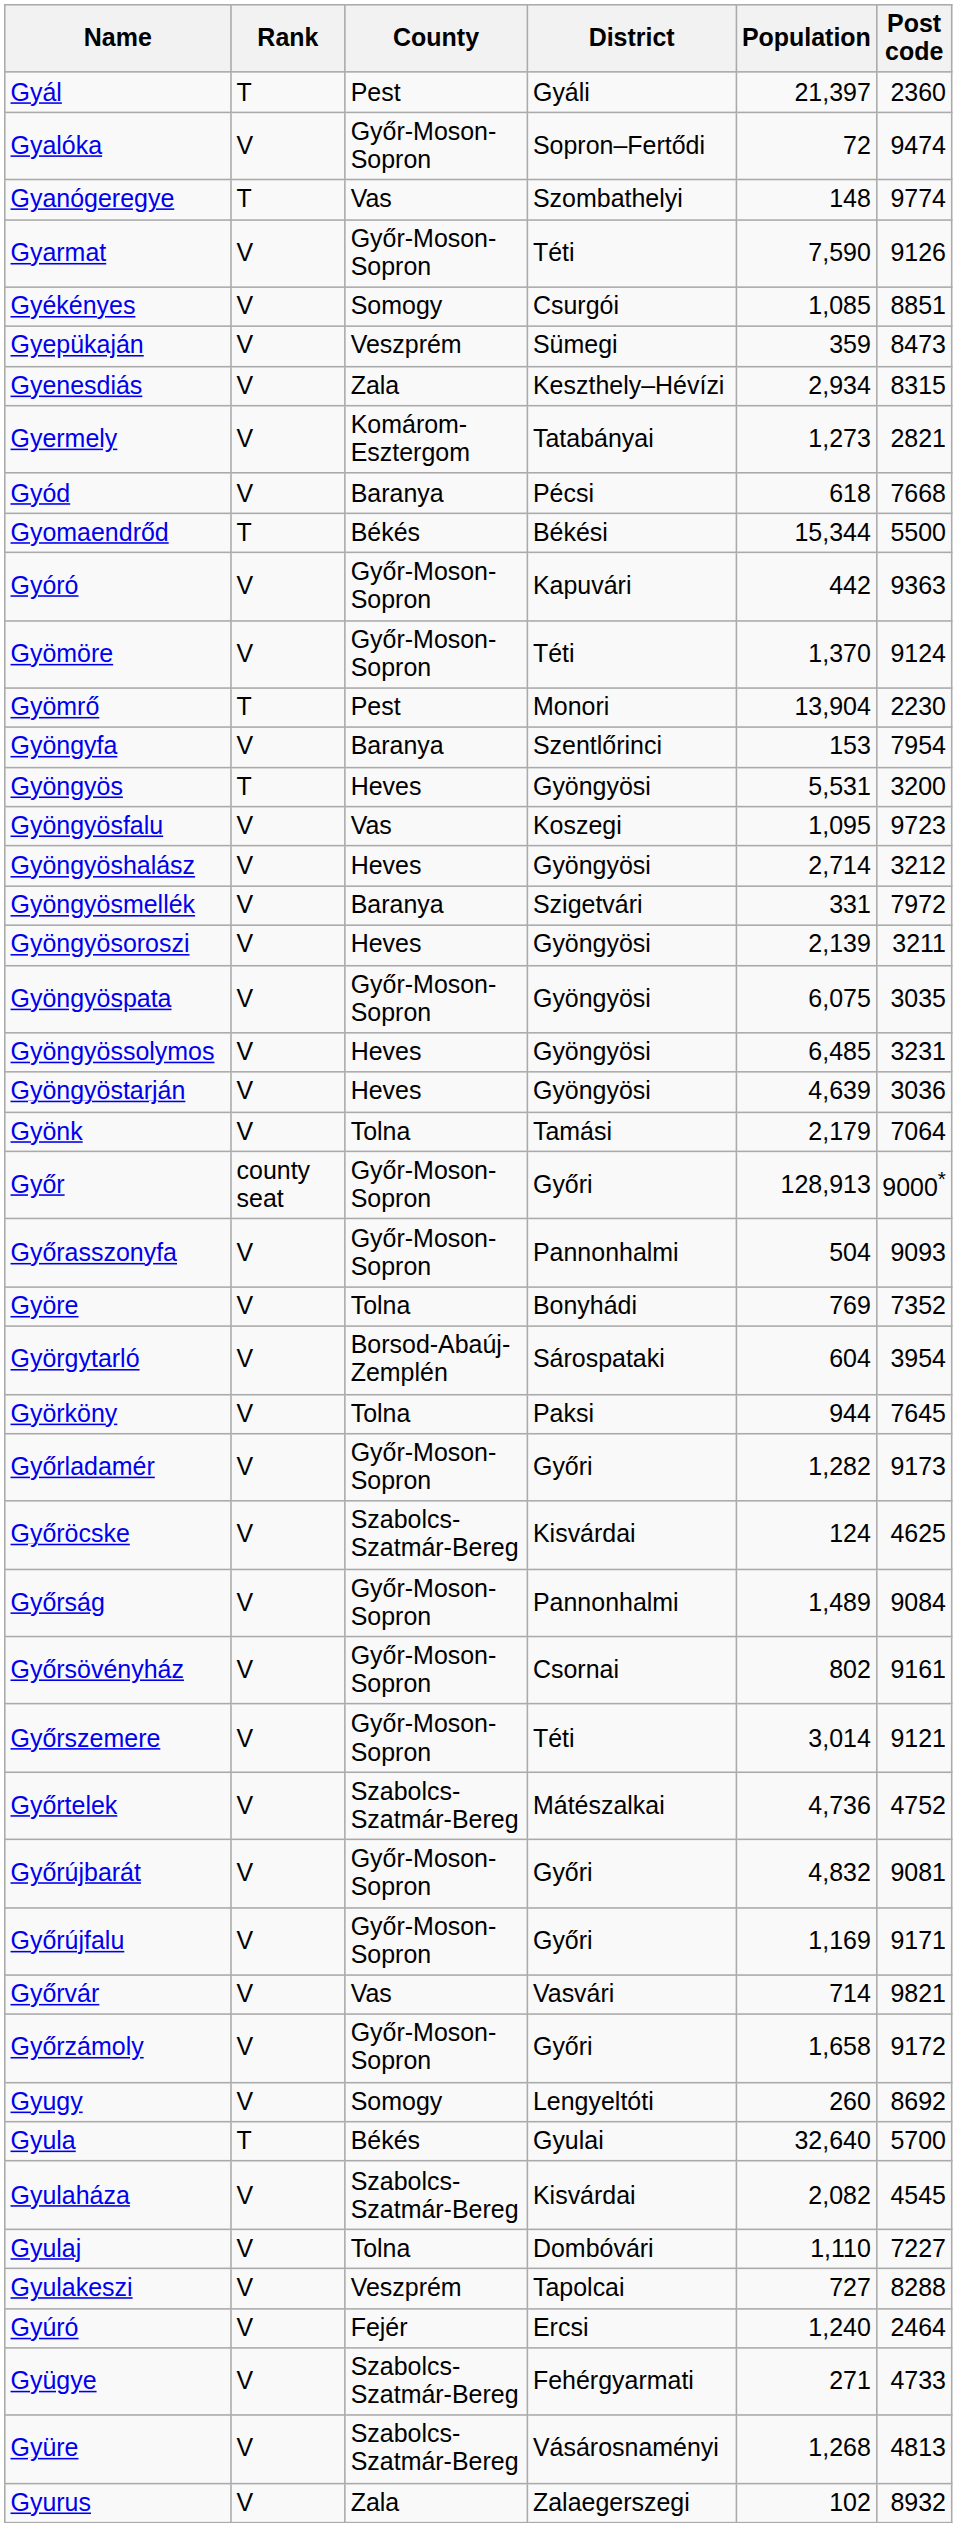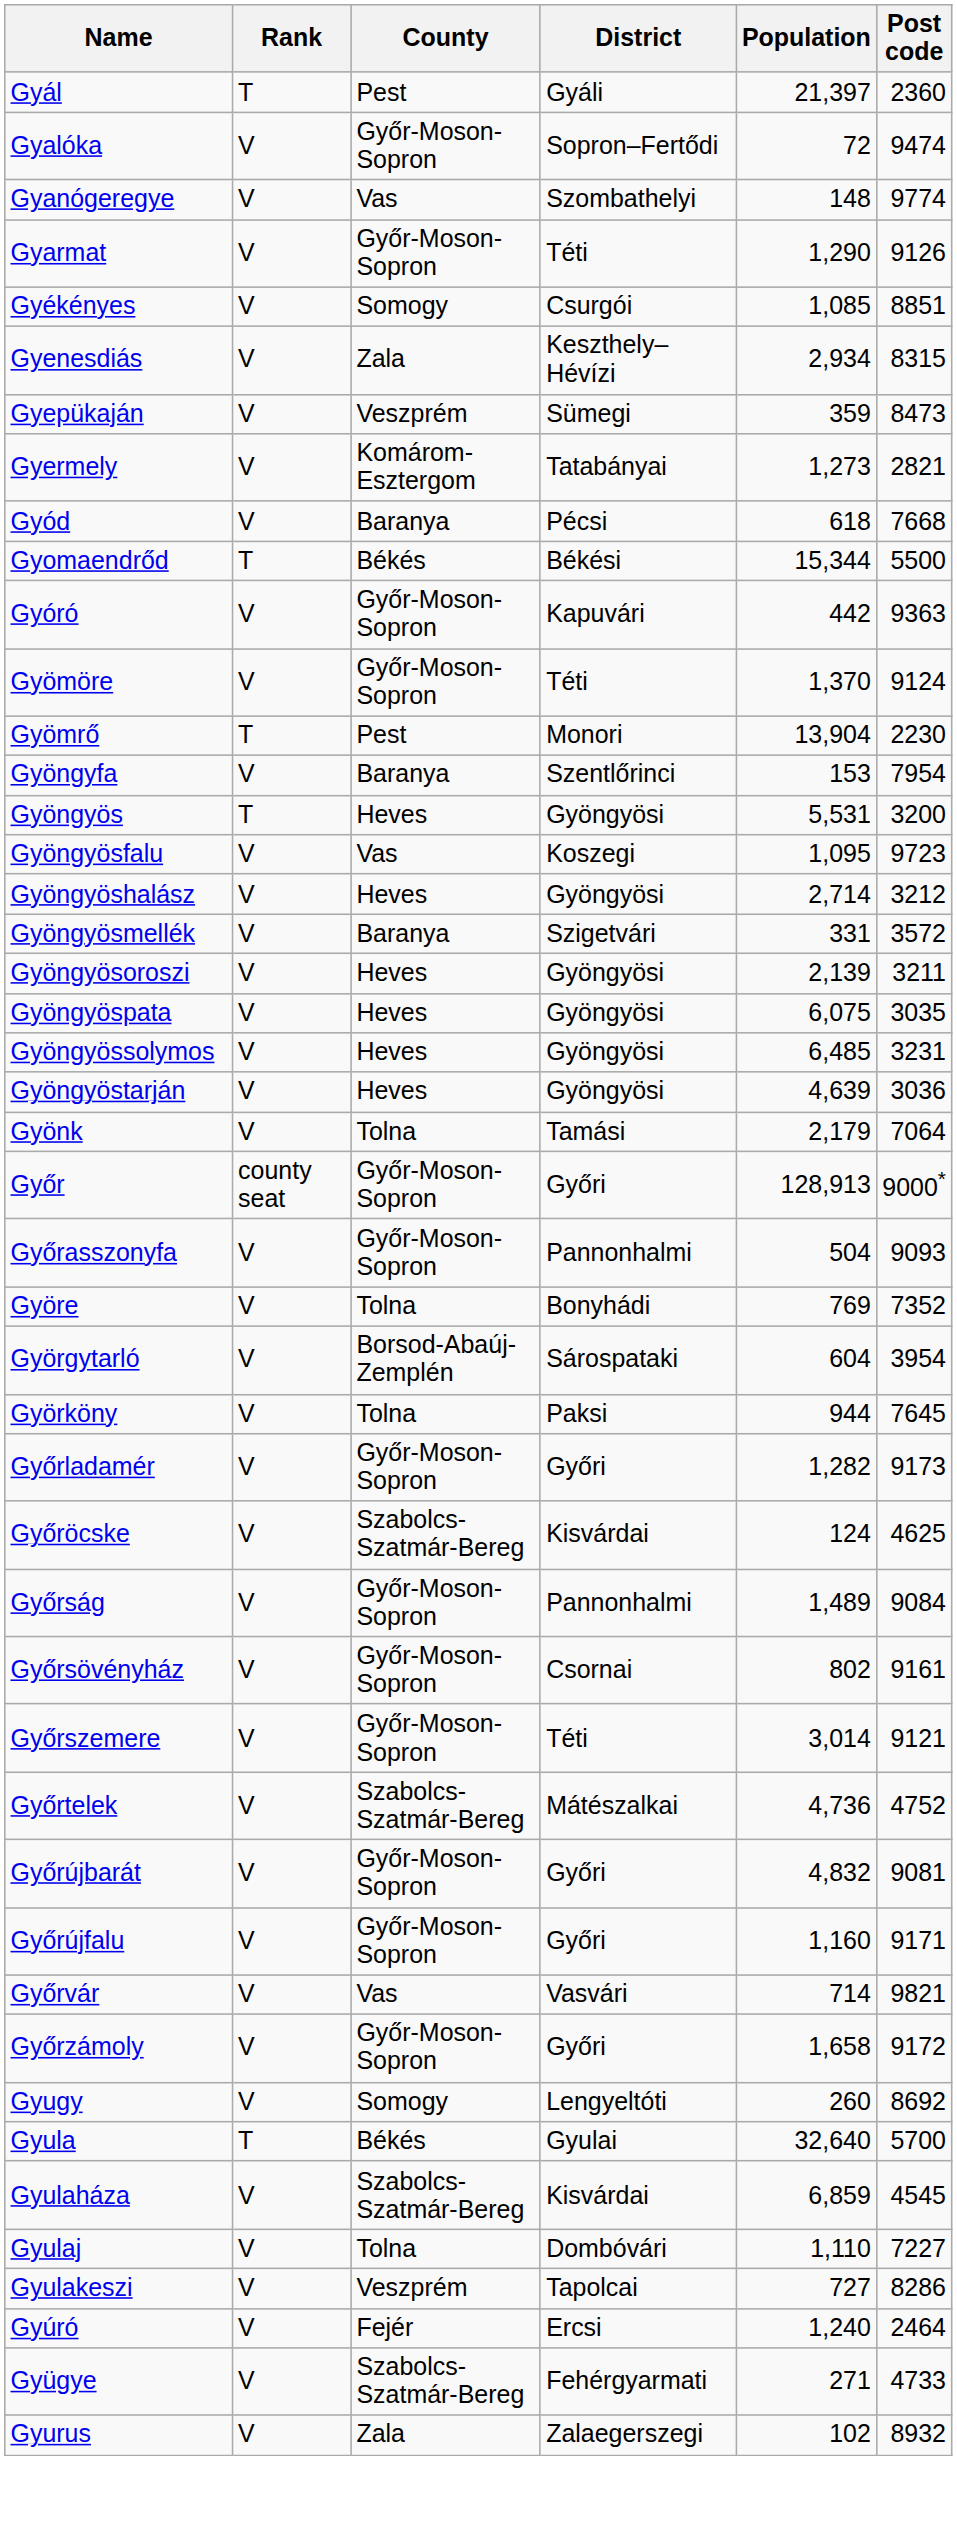(244, 199) T -> (246, 199) V
(840, 252) 7,590 -> (840, 252) 1,290
rows swapped: (76, 385) <-> (77, 346)
(918, 905) 7972 -> (918, 933) 3572
(424, 998) Győr-Moson-Sopron -> (392, 1012) Heves
(840, 1940) 1,169 -> (840, 1940) 1,160
(840, 2194) 2,082 -> (840, 2194) 6,859
(918, 2288) 8288 -> (918, 2288) 8286
- row: (45, 2448)
